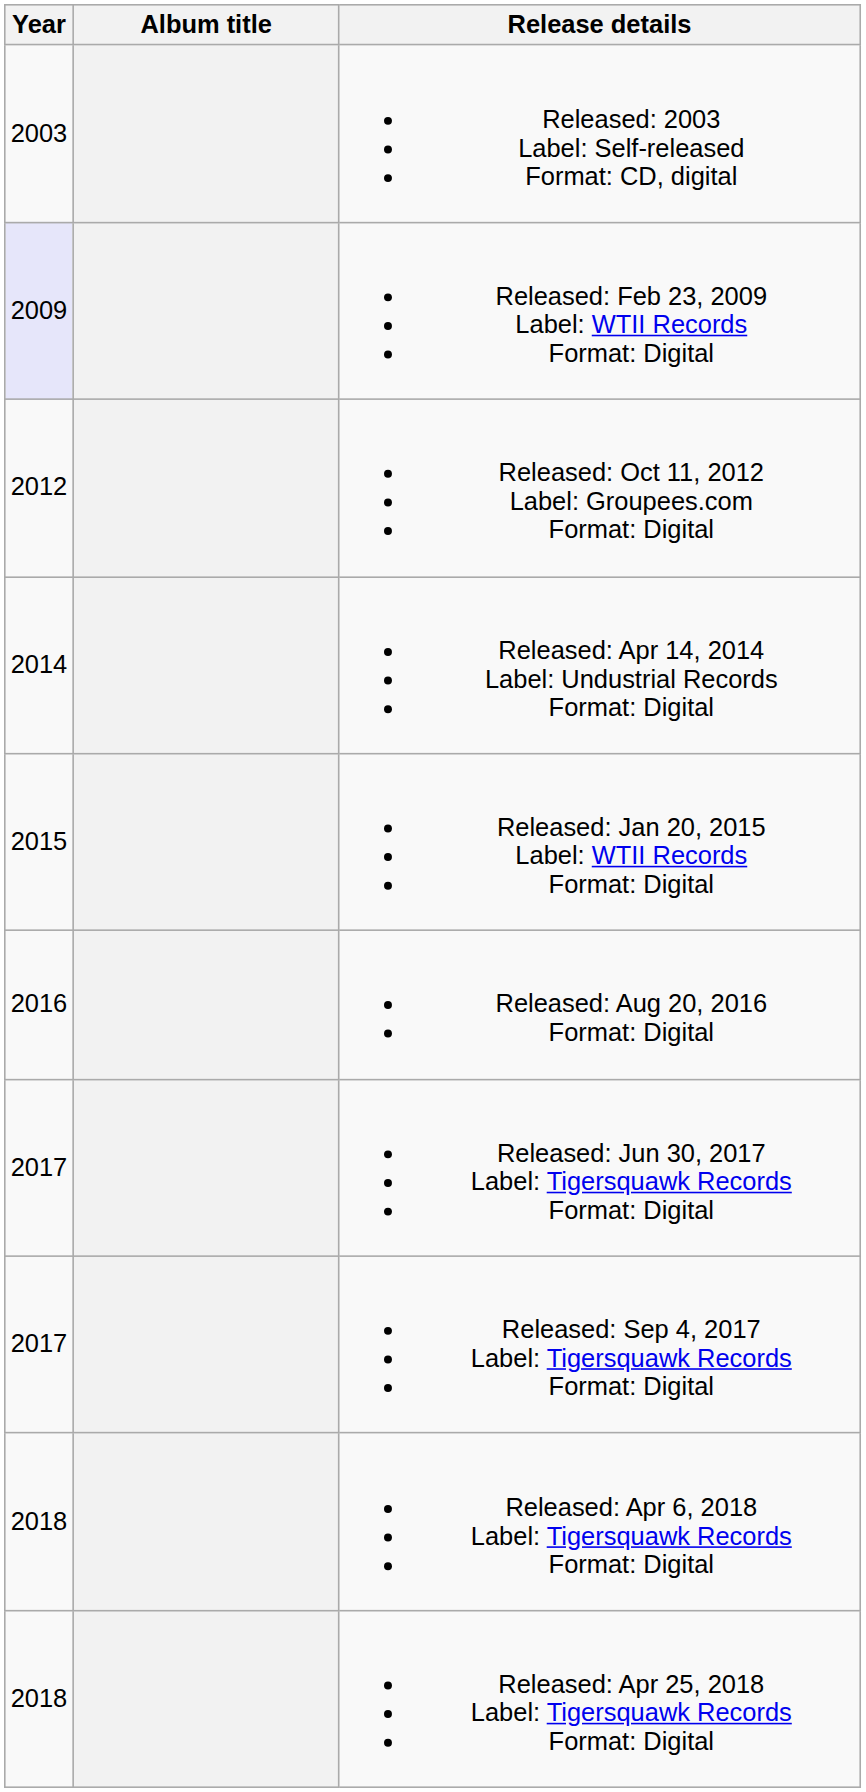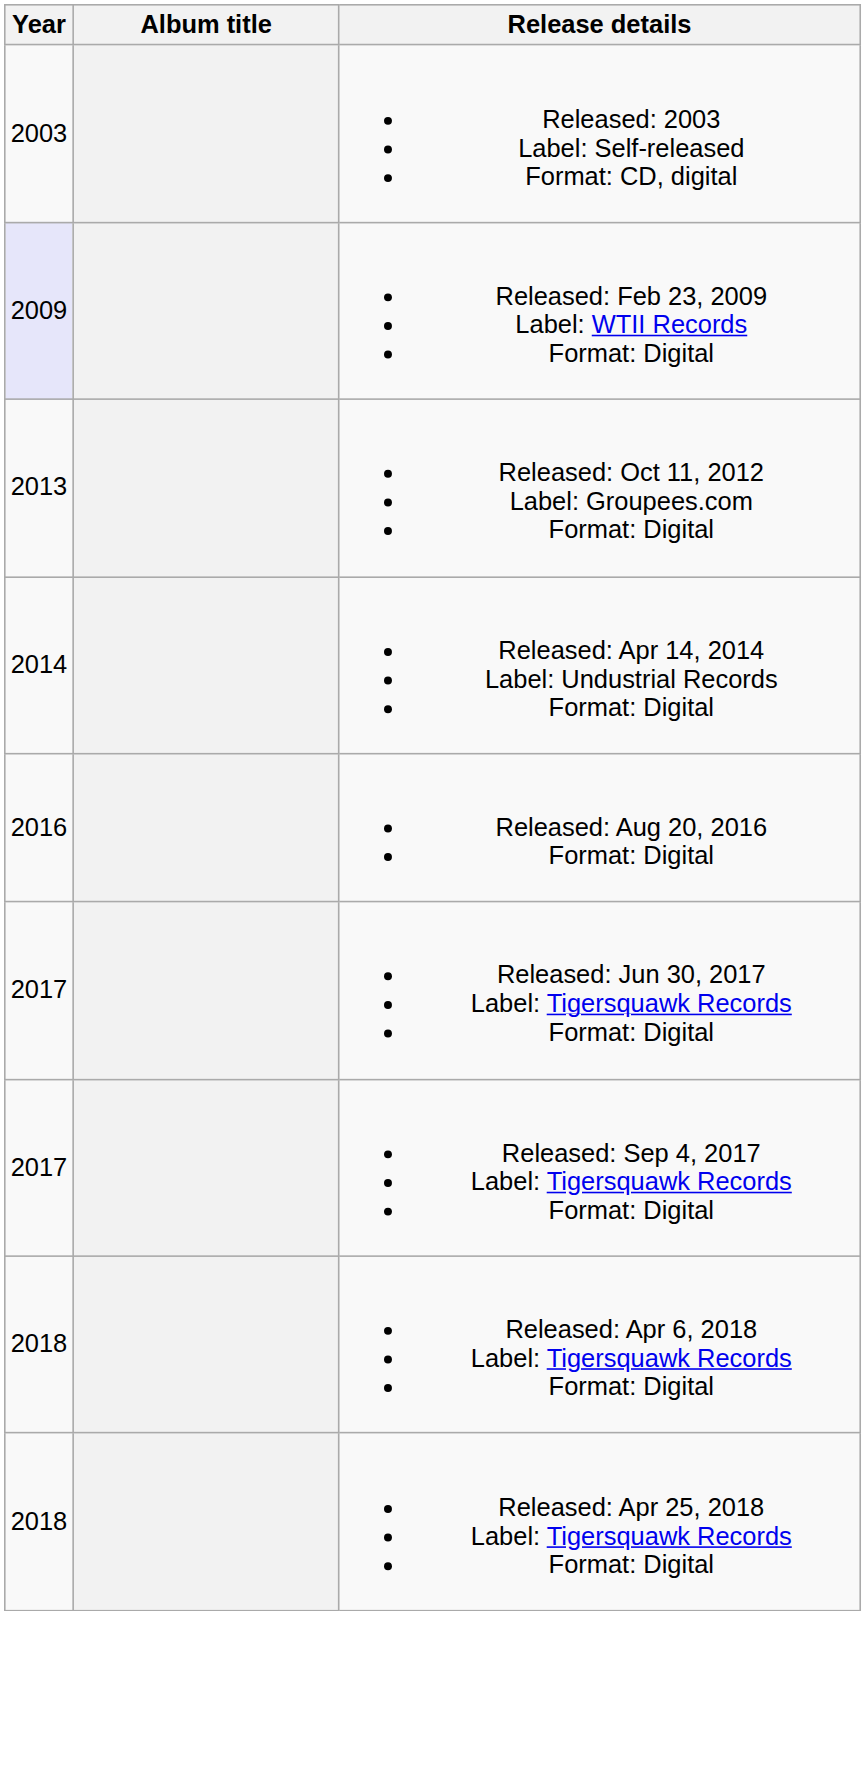(39, 487) 2012 -> (39, 487) 2013
- row: (600, 856)
